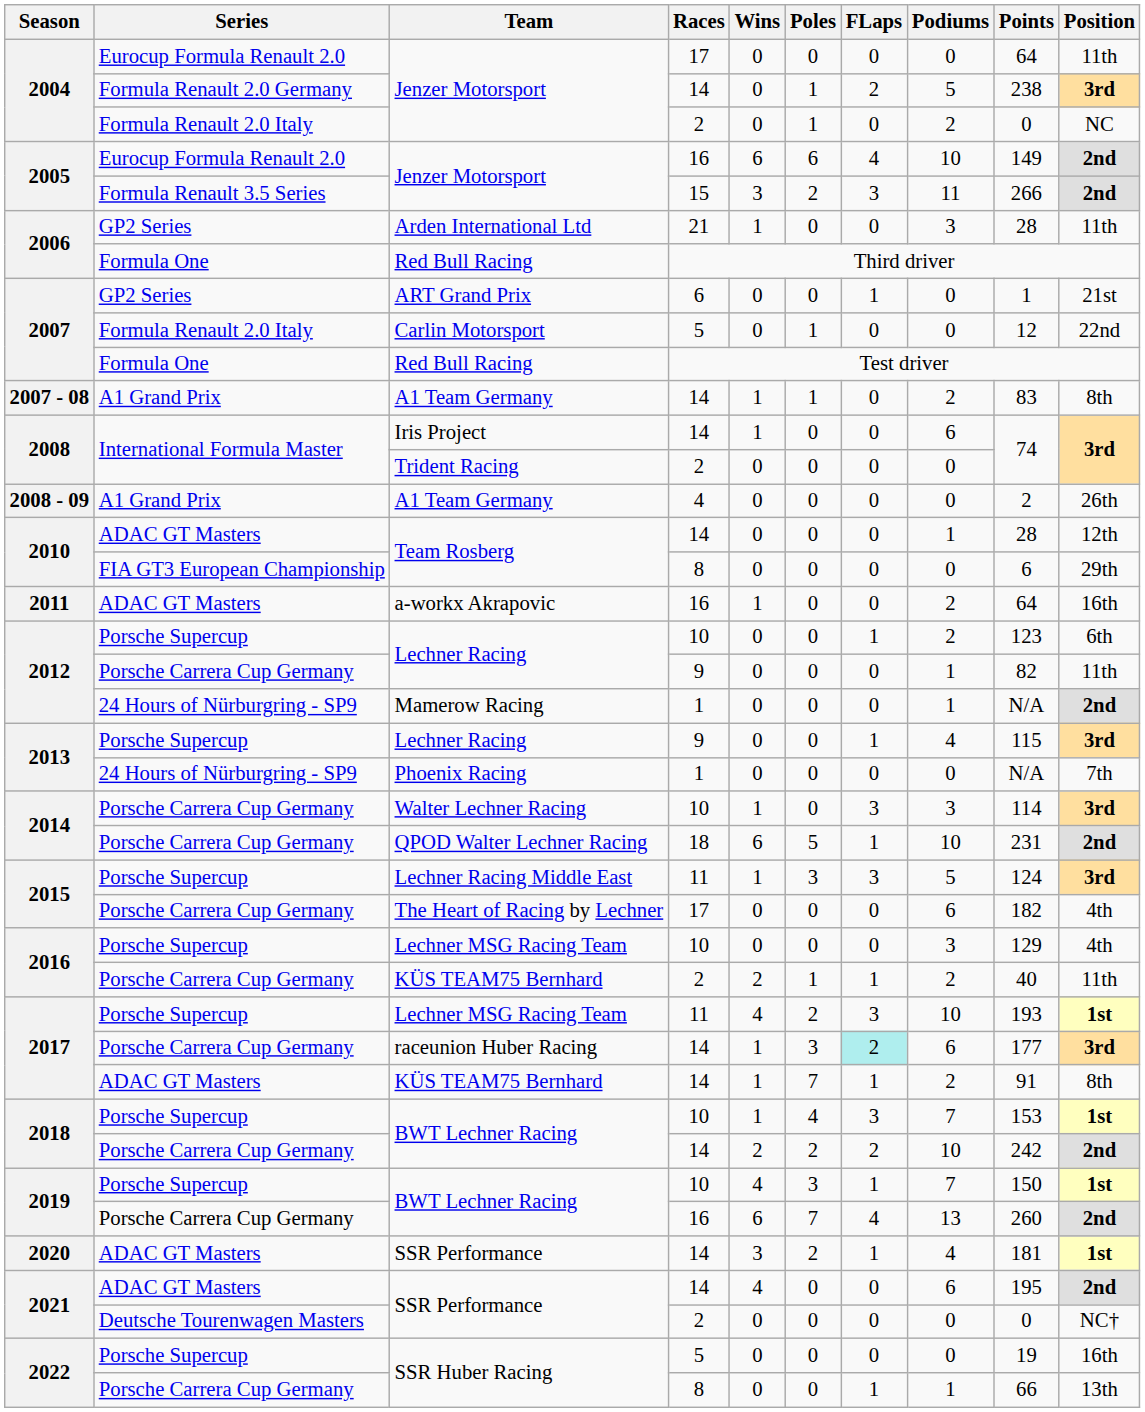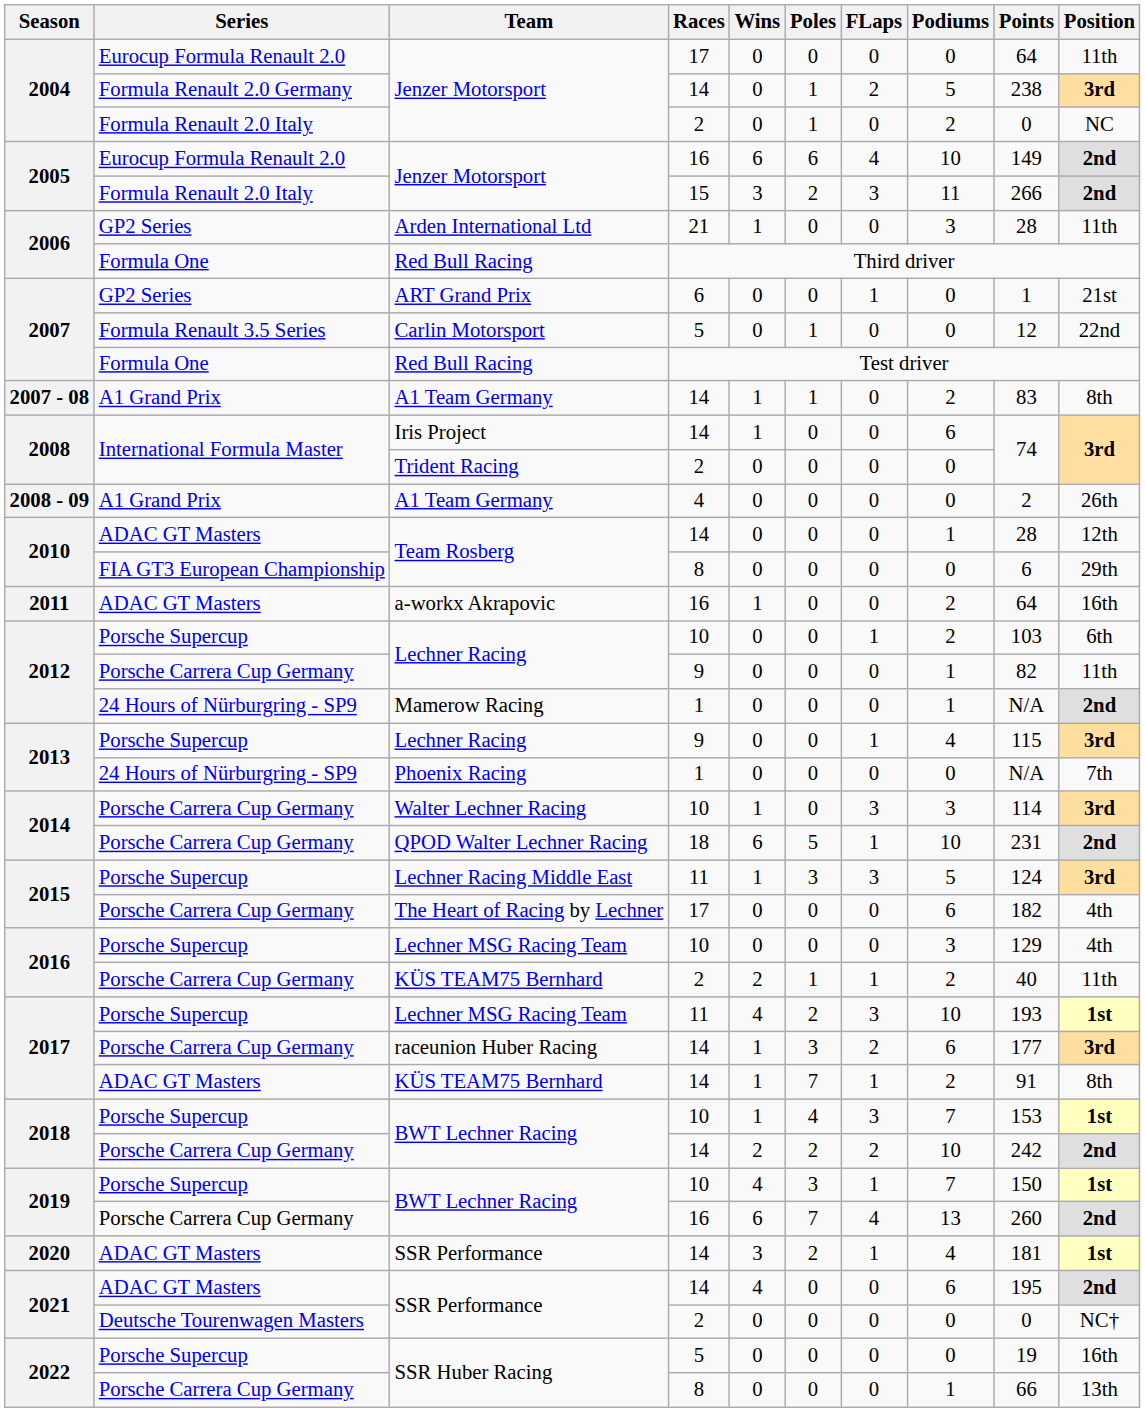(212, 192) Formula Renault 3.5 Series -> (206, 192) Formula Renault 2.0 Italy
(206, 329) Formula Renault 2.0 Italy -> (212, 329) Formula Renault 3.5 Series
(1026, 637) 123 -> (1026, 637) 103
(874, 1047) paleturquoise background -> (874, 1047) no background
(874, 1389) 1 -> (874, 1389) 0
